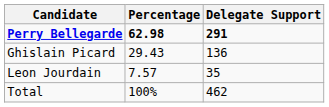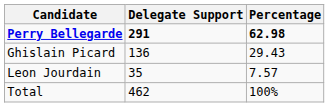columns swapped: (264, 14) <-> (164, 14)
